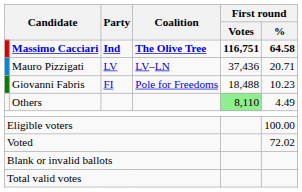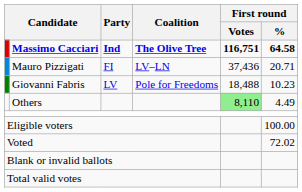(110, 66) LV -> (108, 66) FI
(108, 84) FI -> (110, 84) LV
